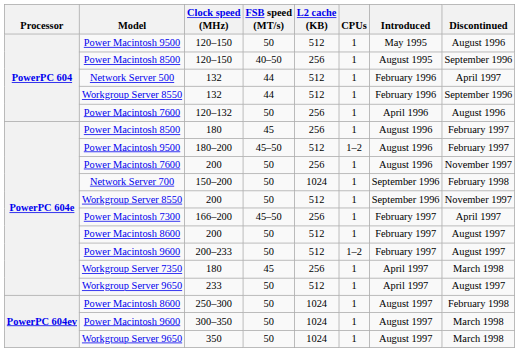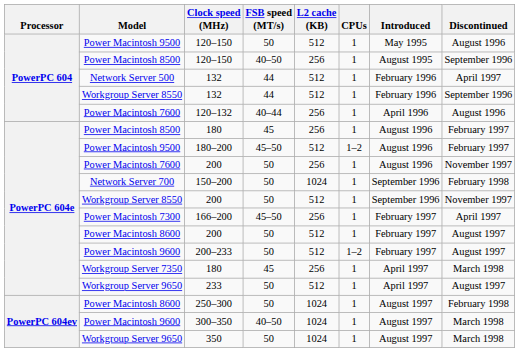(269, 113) 50 -> (269, 113) 40–44
(269, 321) 50 -> (269, 321) 40–50
